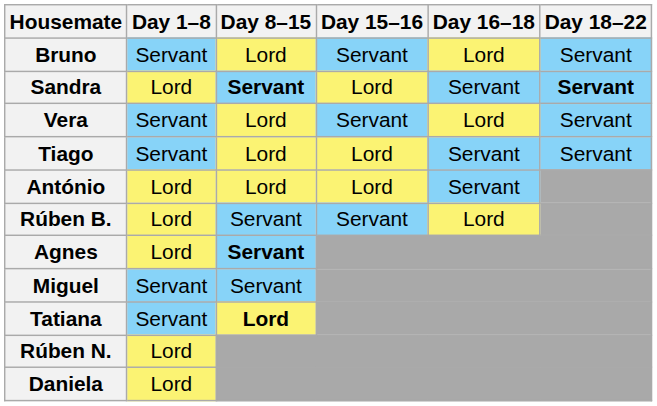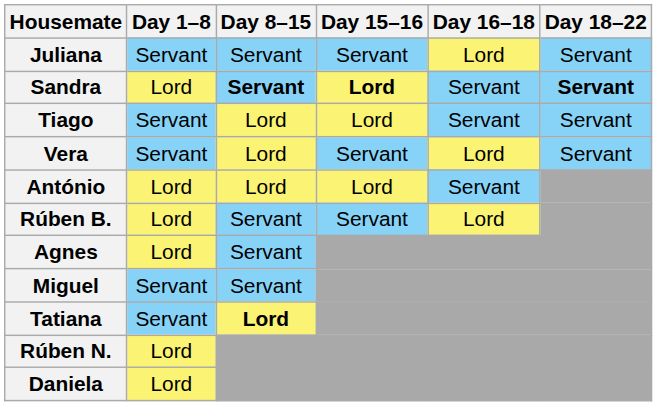- row: (66, 55)
+ row: (66, 55)
(372, 88) normal -> (372, 88) bold
rows swapped: (66, 154) <-> (66, 121)
(266, 253) bold -> (266, 253) normal
